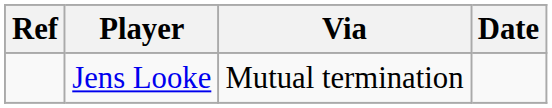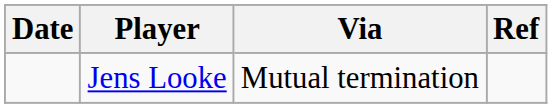columns swapped: (508, 28) <-> (35, 28)
